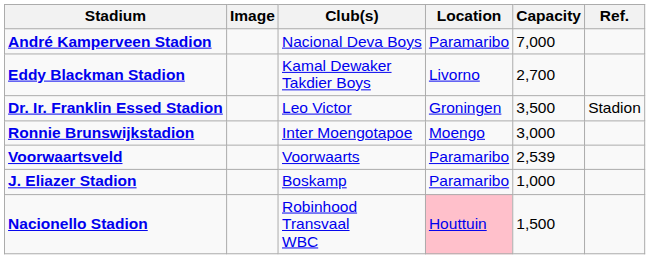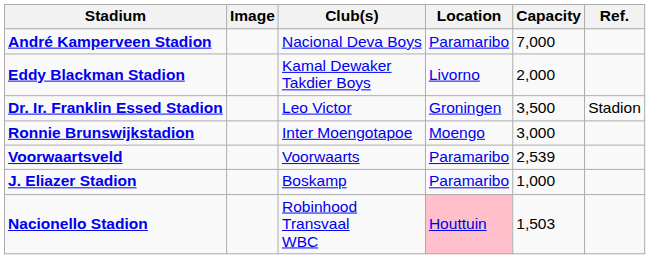(536, 74) 2,700 -> (536, 74) 2,000
(536, 224) 1,500 -> (536, 224) 1,503
